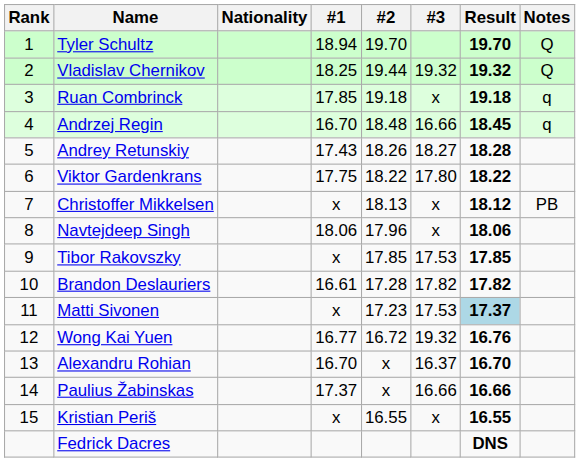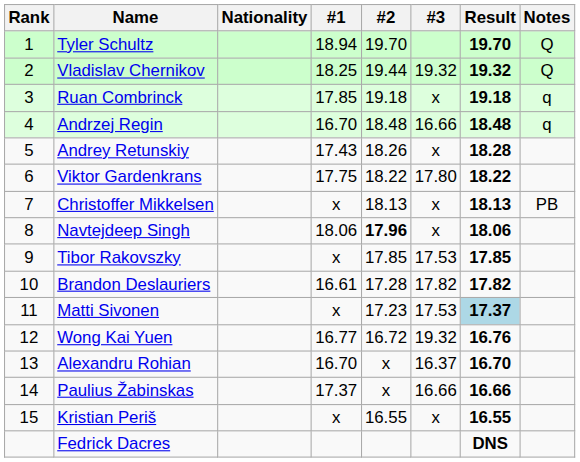(490, 124) 18.45 -> (490, 124) 18.48
(436, 151) 18.27 -> (436, 151) x
(490, 204) 18.12 -> (490, 204) 18.13
(386, 230) normal -> (386, 230) bold
